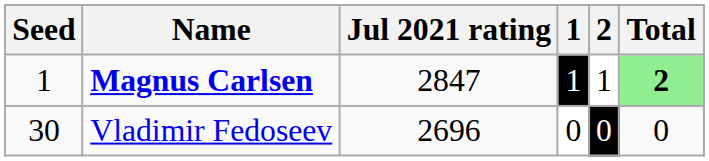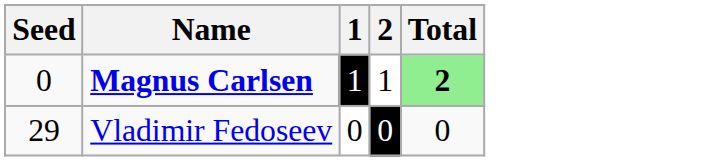- column: (449, 29)
(44, 79) 1 -> (44, 79) 0
(44, 130) 30 -> (44, 130) 29
